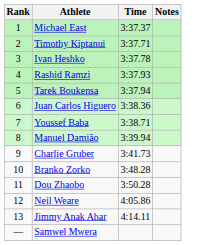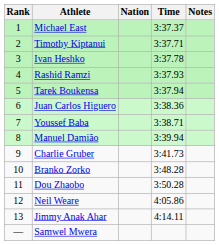+ column: (135, 12)
